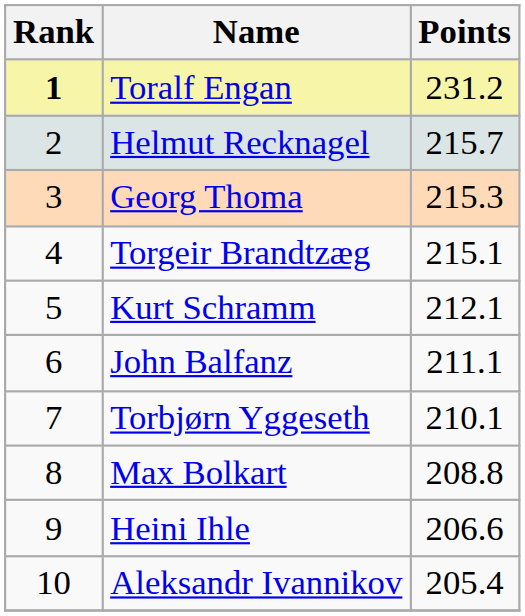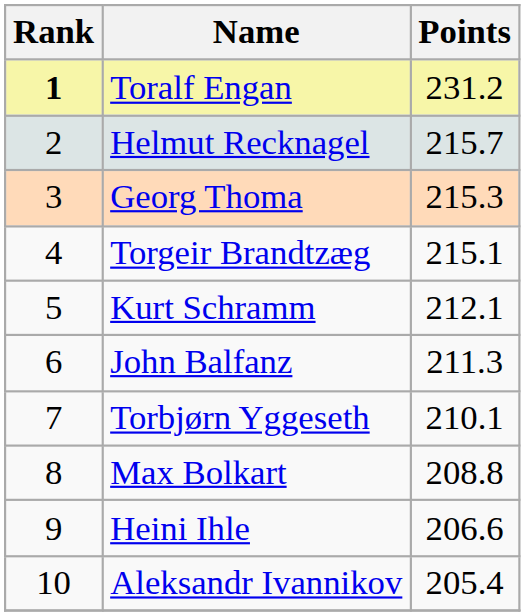(465, 362) 211.1 -> (465, 362) 211.3
